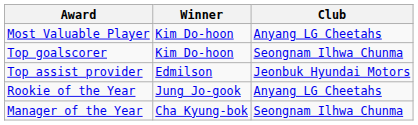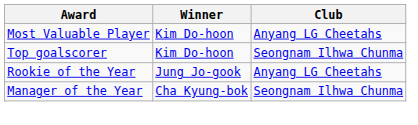- row: (75, 72)
